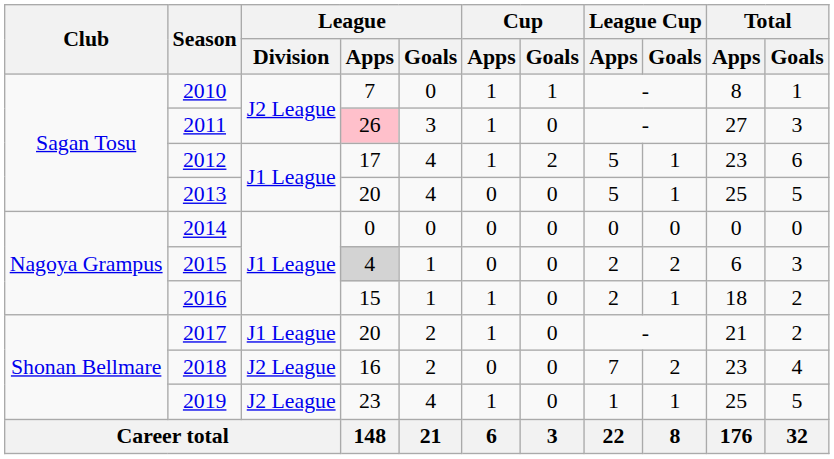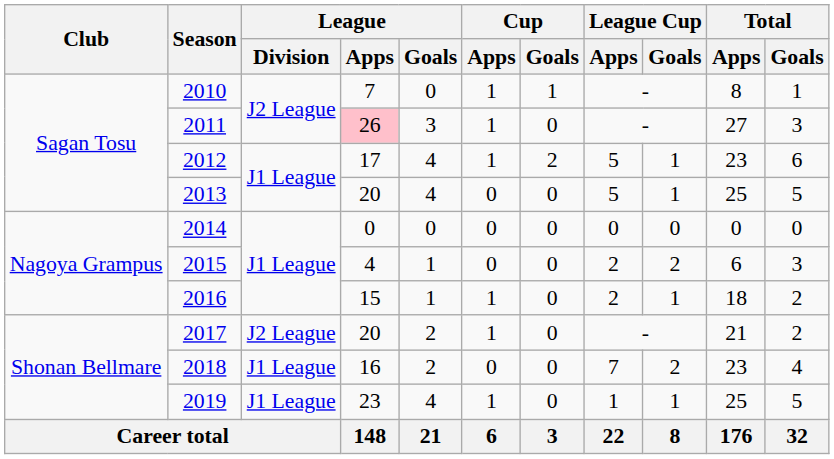(370, 263) lightgrey background -> (370, 263) no background
(291, 332) J1 League -> (291, 332) J2 League
(291, 366) J2 League -> (291, 366) J1 League
(291, 401) J2 League -> (291, 401) J1 League
